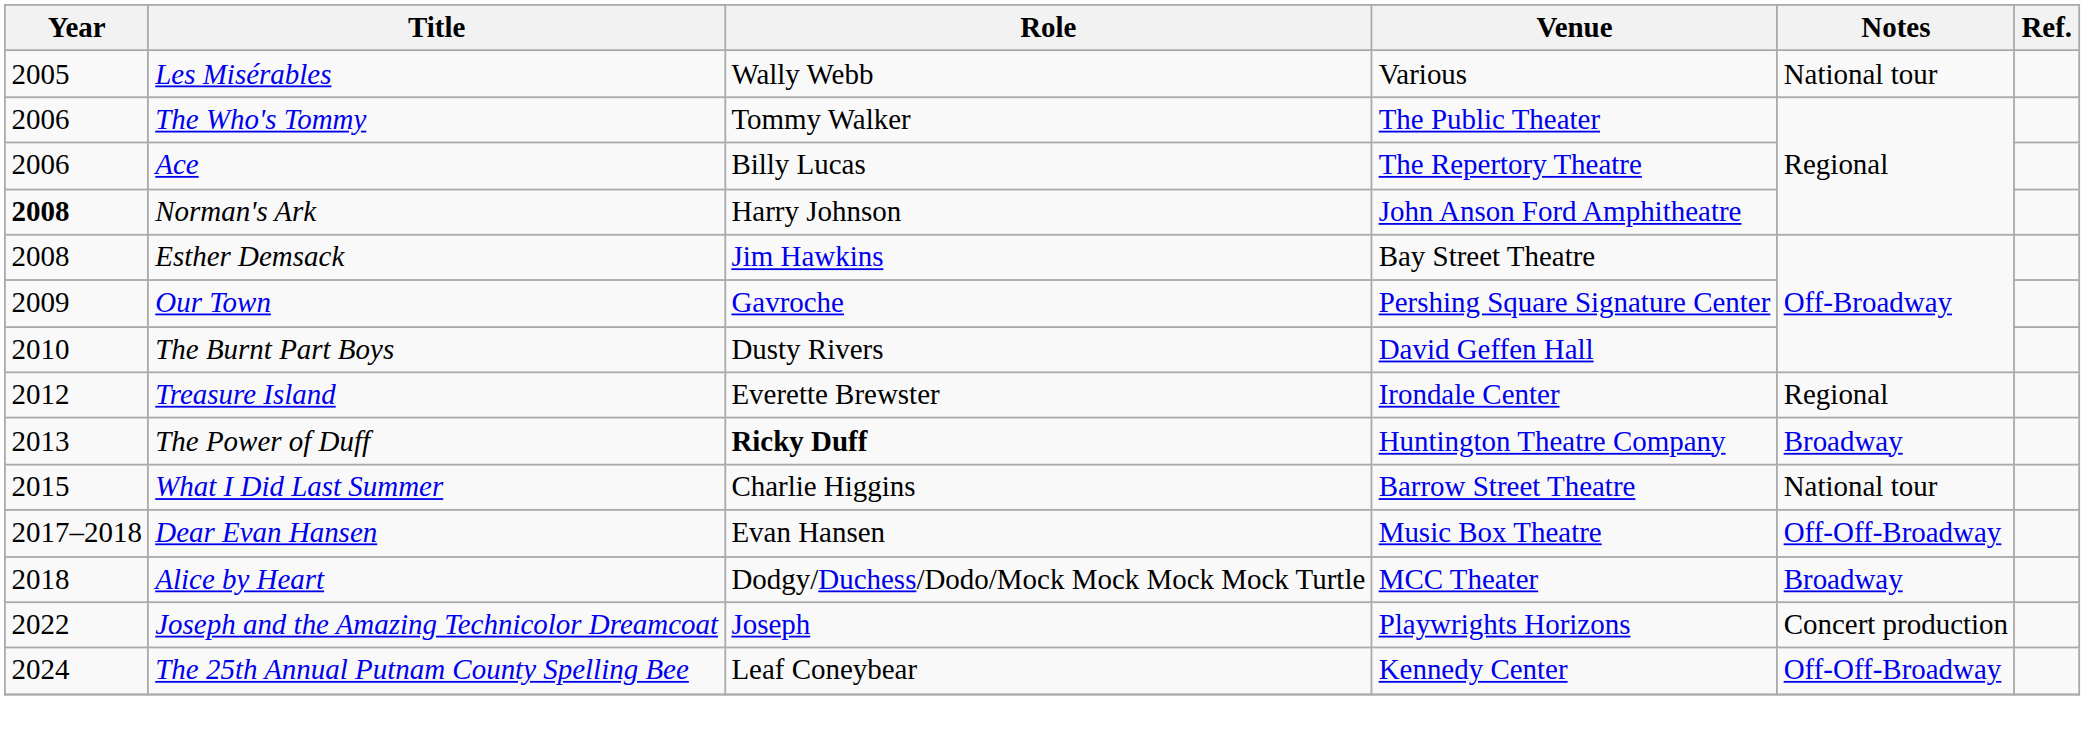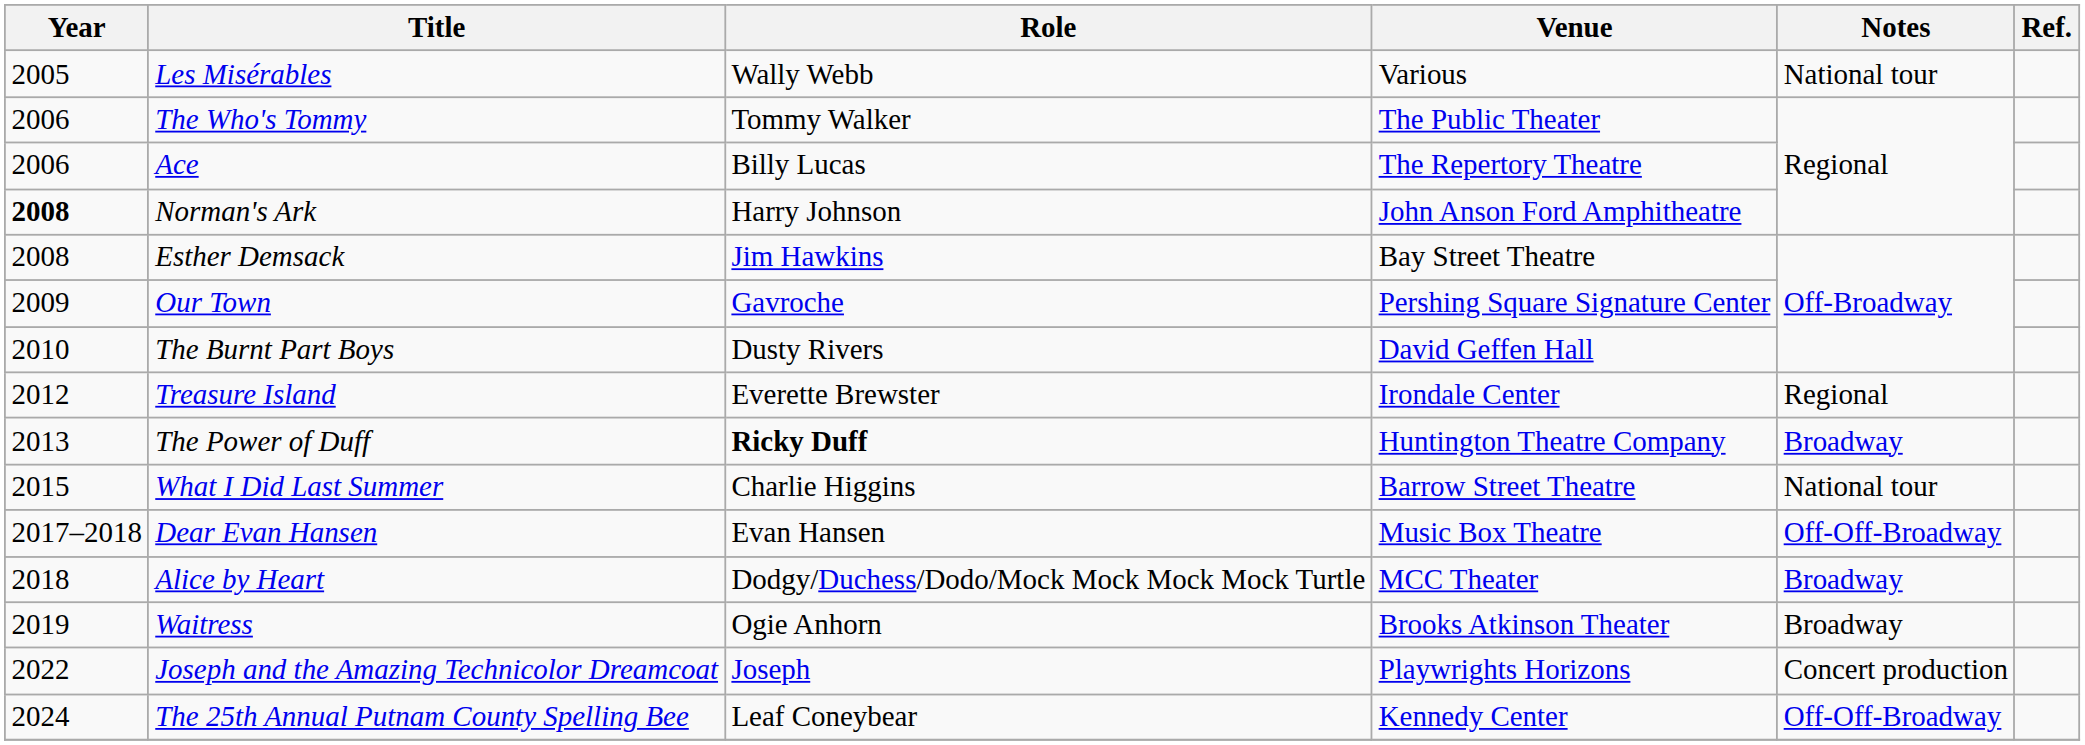+ row: (204, 624)
